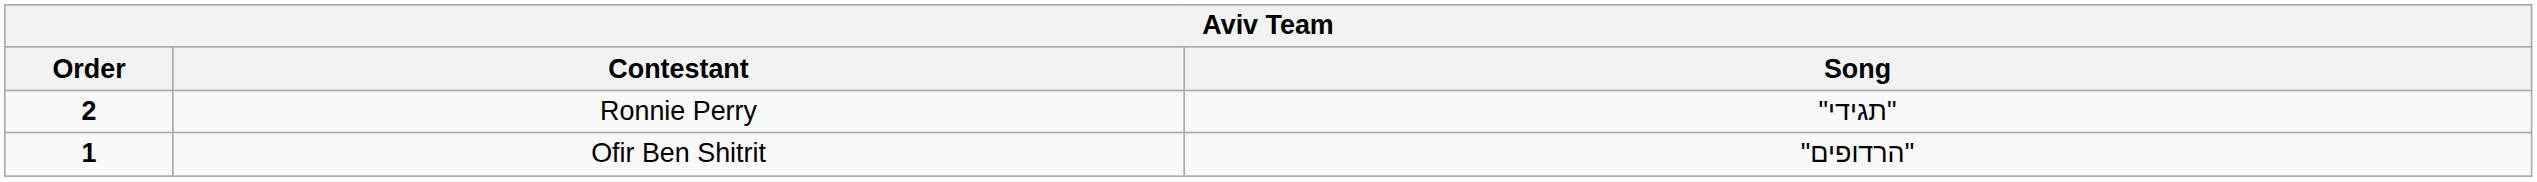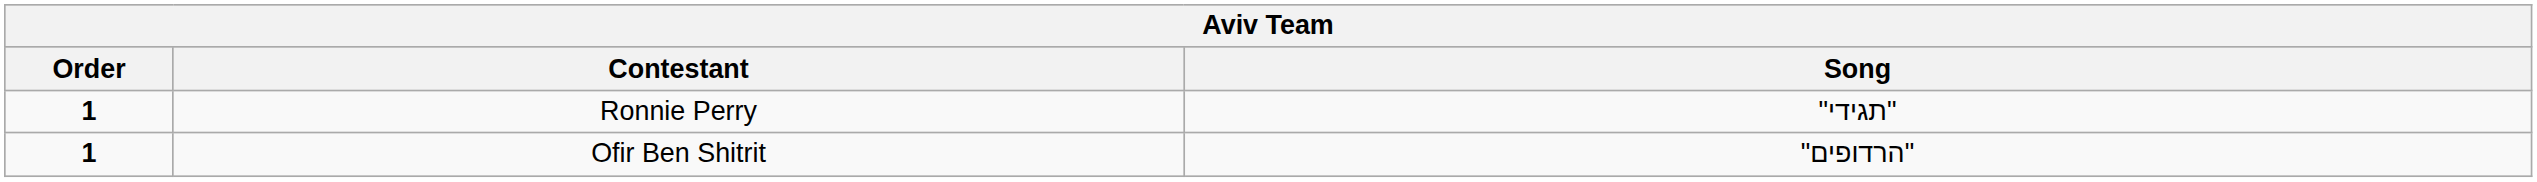(89, 111) 2 -> (89, 111) 1
